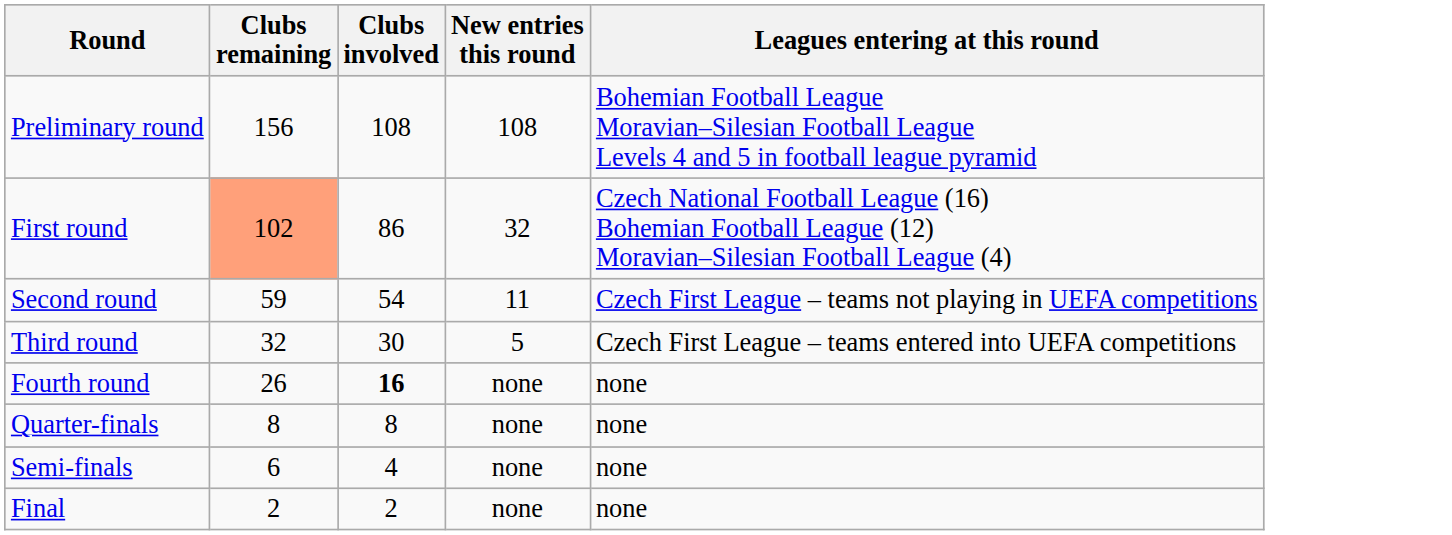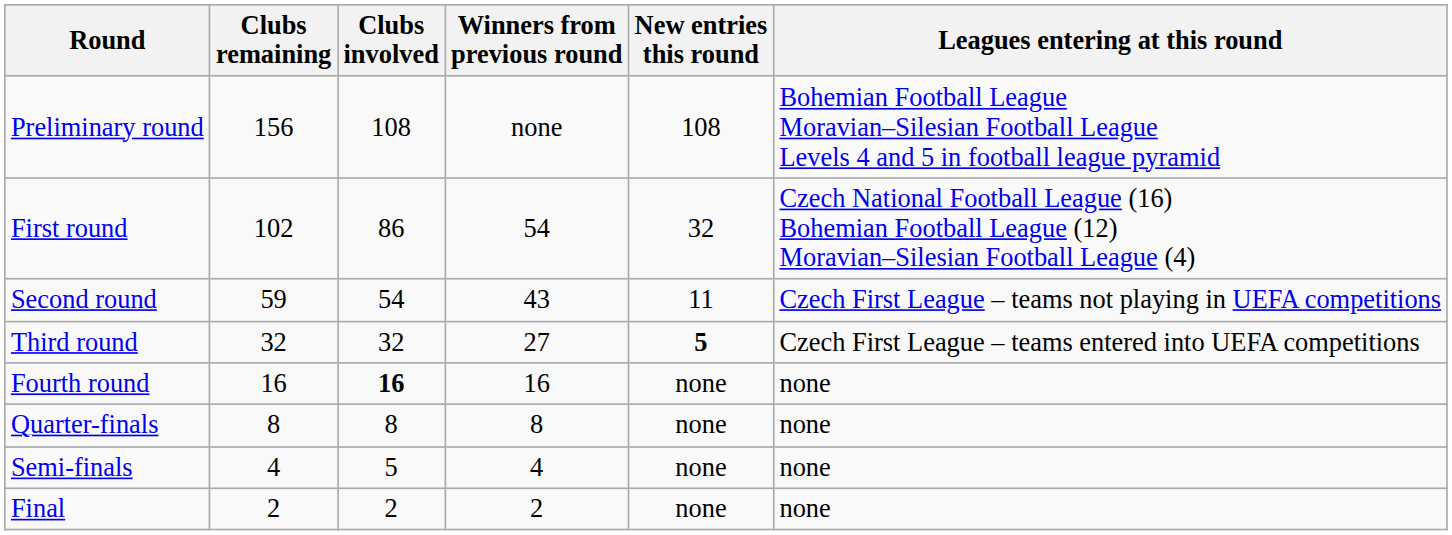+ column: (537, 40)
(274, 227) lightsalmon background -> (274, 227) no background
(391, 341) 30 -> (391, 341) 32
(517, 341) normal -> (701, 341) bold
(274, 383) 26 -> (274, 383) 16
(274, 467) 6 -> (274, 467) 4
(391, 467) 4 -> (391, 467) 5
